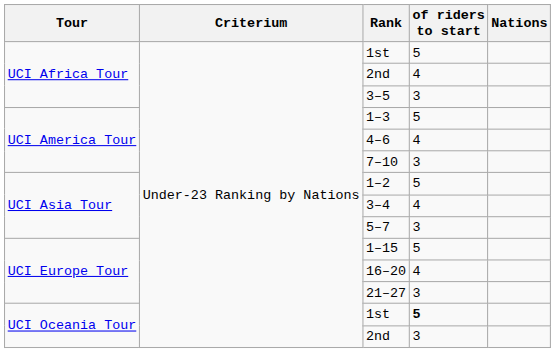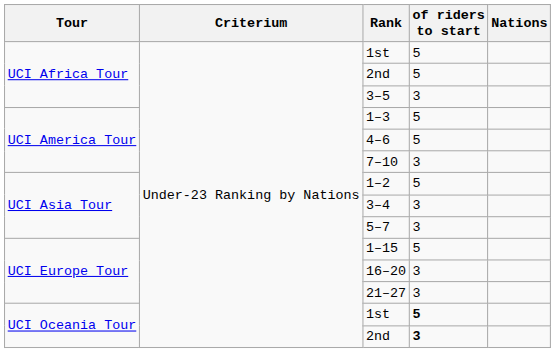(417, 75) 4 -> (417, 75) 5
(417, 140) 4 -> (417, 140) 5
(417, 205) 4 -> (417, 205) 3
(417, 271) 4 -> (417, 271) 3
(417, 336) normal -> (417, 336) bold
